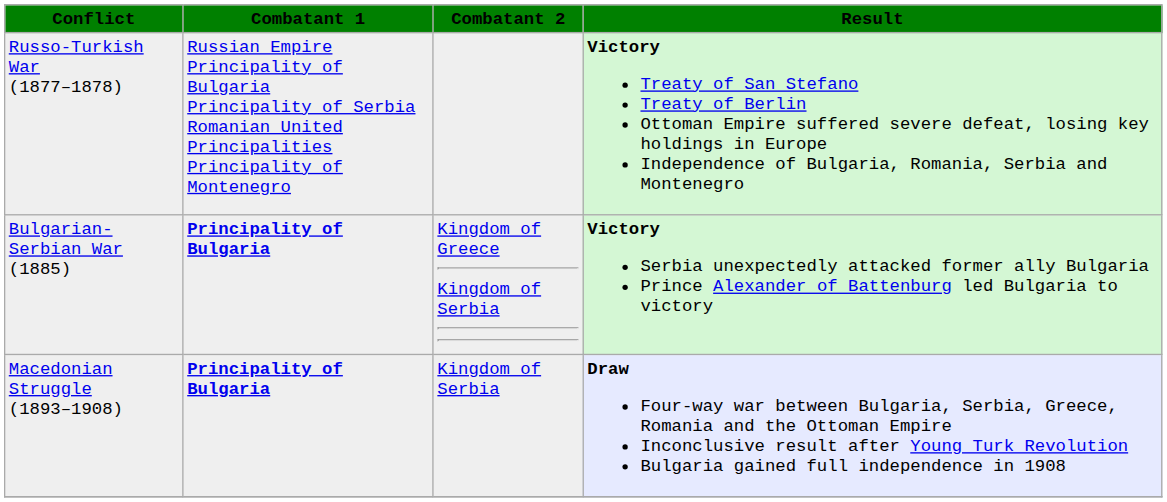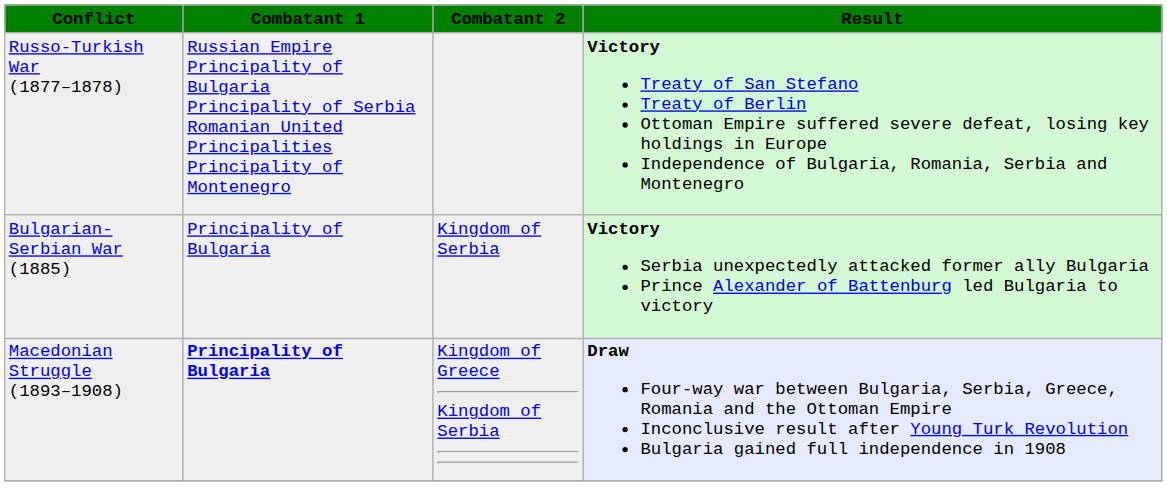(265, 239) bold -> (265, 239) normal
(508, 281) Kingdom of Greece Kingdom of Serbia -> (489, 239) Kingdom of Serbia
(489, 379) Kingdom of Serbia -> (508, 403) Kingdom of Greece Kingdom of Serbia
